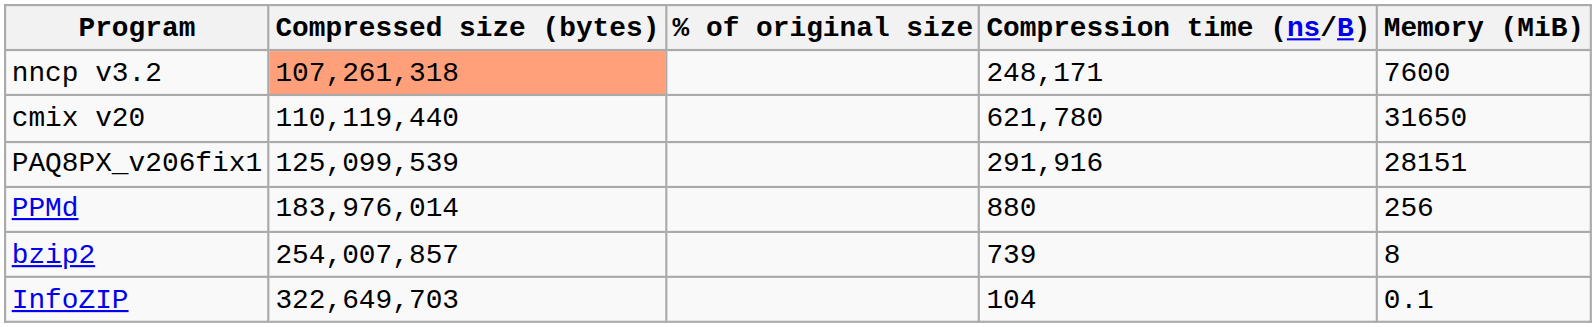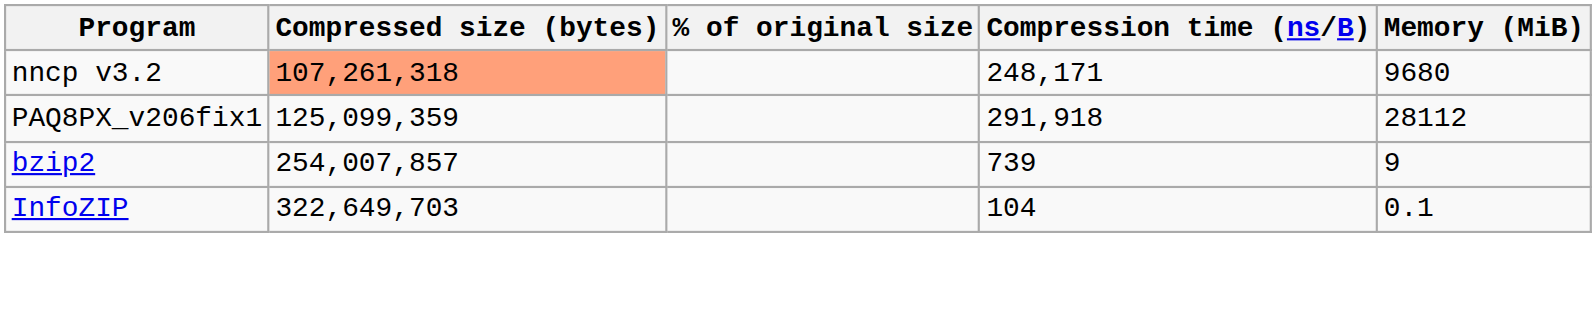(1417, 73) 7600 -> (1417, 73) 9680
- row: (78, 118)
(367, 164) 125,099,539 -> (367, 118) 125,099,359
(1045, 164) 291,916 -> (1045, 118) 291,918
(1425, 164) 28151 -> (1425, 118) 28112
- row: (45, 209)
(1392, 254) 8 -> (1392, 164) 9
